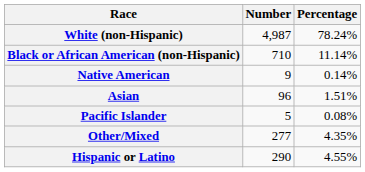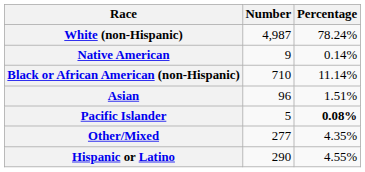rows swapped: (124, 55) <-> (123, 75)
(341, 116) normal -> (340, 116) bold
